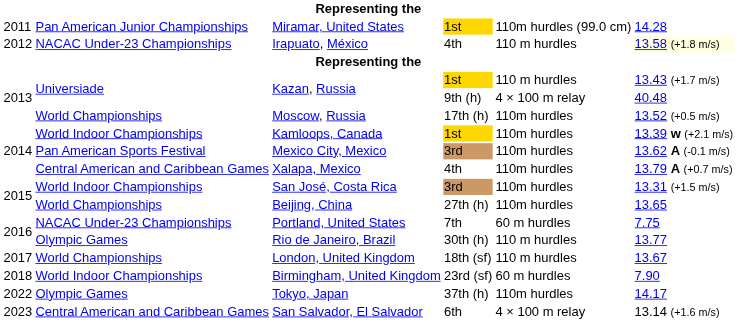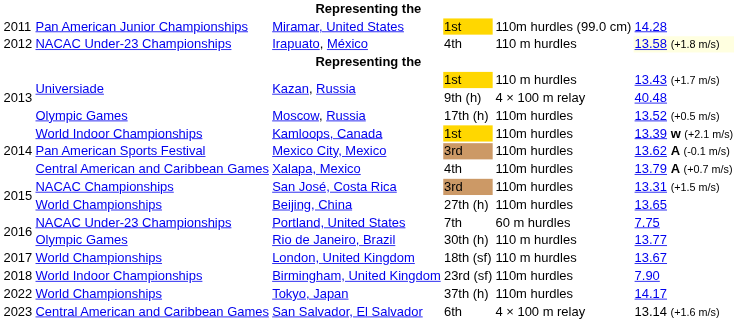(99, 115) World Championships -> (82, 115) Olympic Games
(119, 187) World Indoor Championships -> (105, 187) NACAC Championships
(533, 276) 60 m hurdles -> (534, 276) 110m hurdles
(82, 293) Olympic Games -> (99, 293) World Championships
